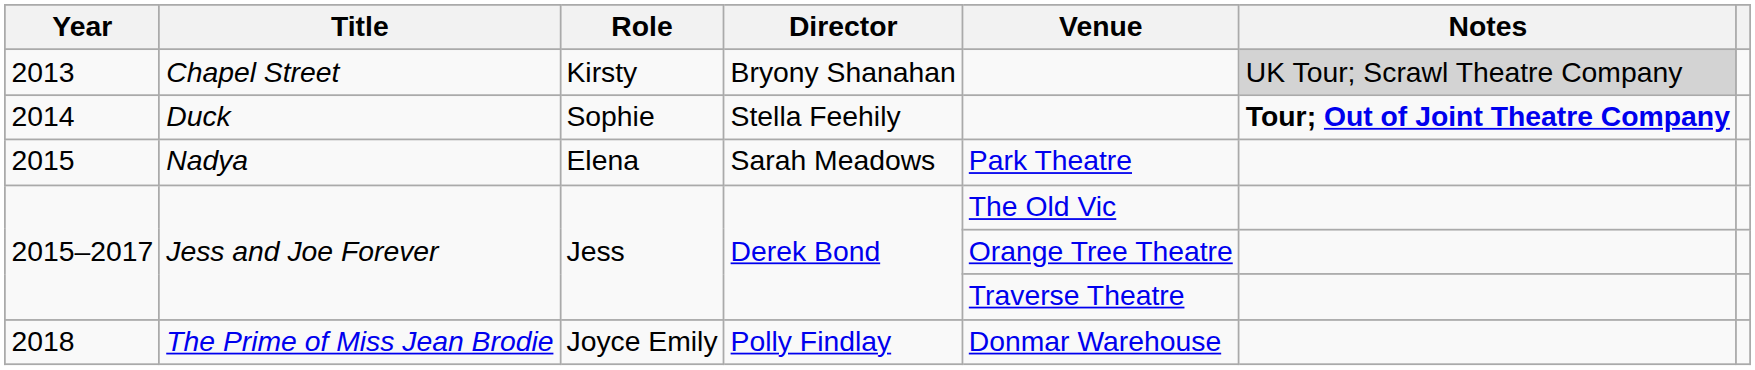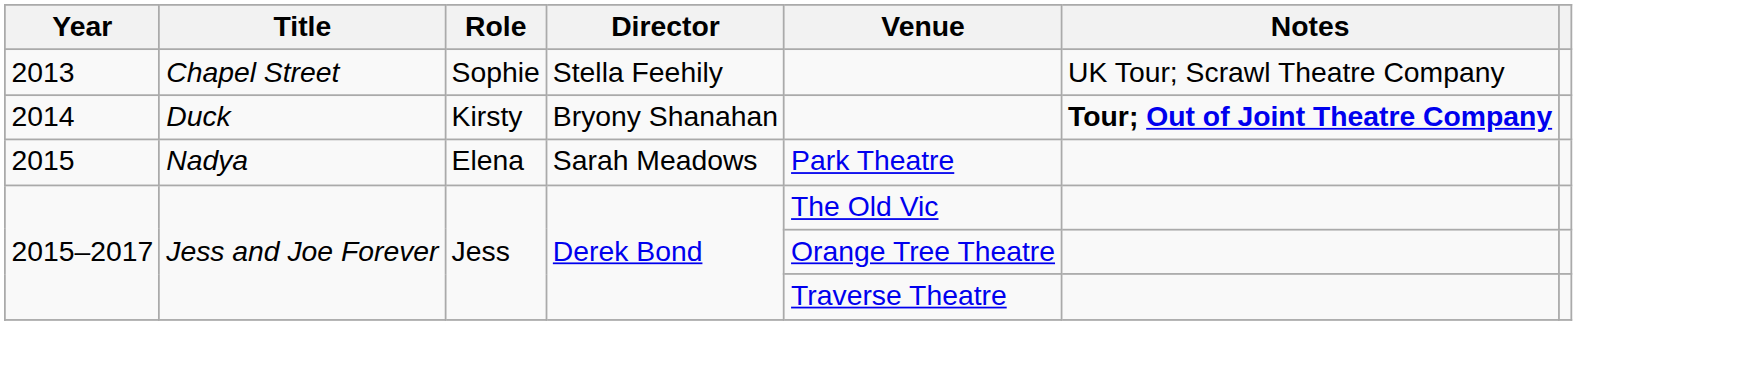(602, 71) Kirsty -> (496, 71) Sophie
(843, 71) Bryony Shanahan -> (638, 71) Stella Feehily
(1464, 71) lightgrey background -> (1286, 71) no background
(611, 116) Sophie -> (487, 116) Kirsty
(816, 116) Stella Feehily -> (665, 116) Bryony Shanahan
- row: (43, 341)
